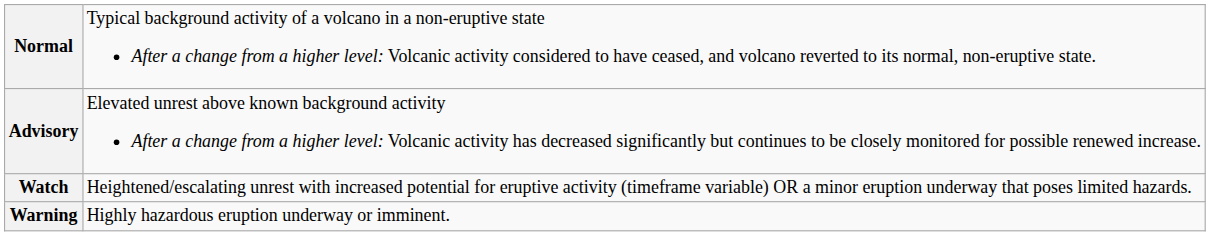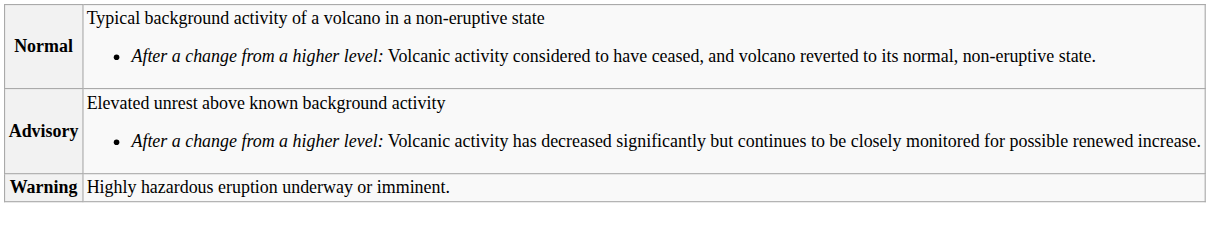- row: (44, 187)
